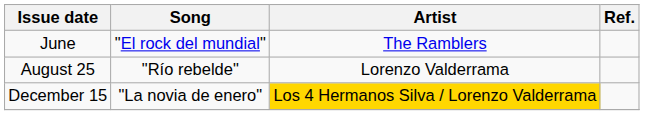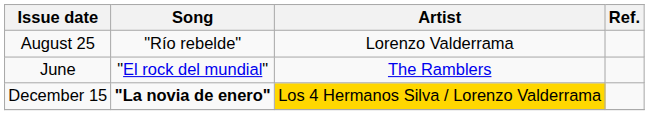rows swapped: (58, 43) <-> (58, 69)
(190, 95) normal -> (193, 95) bold
